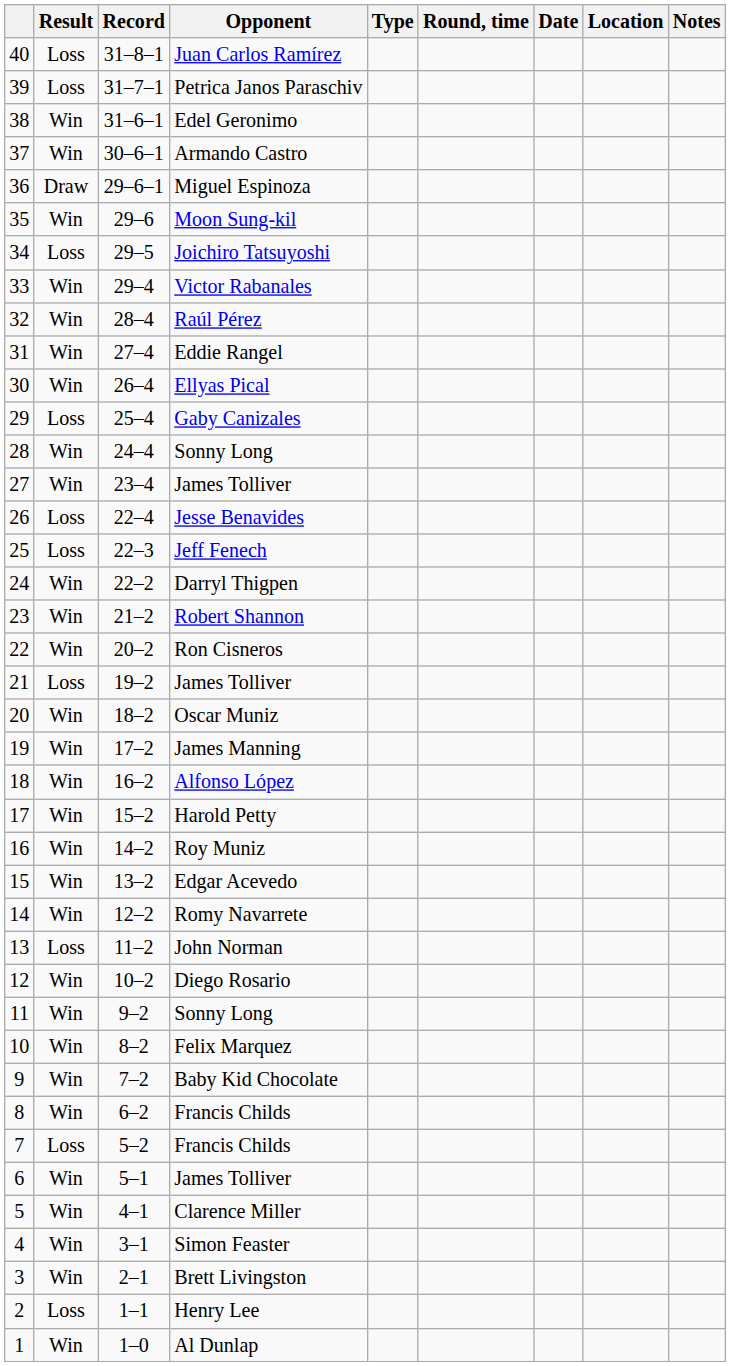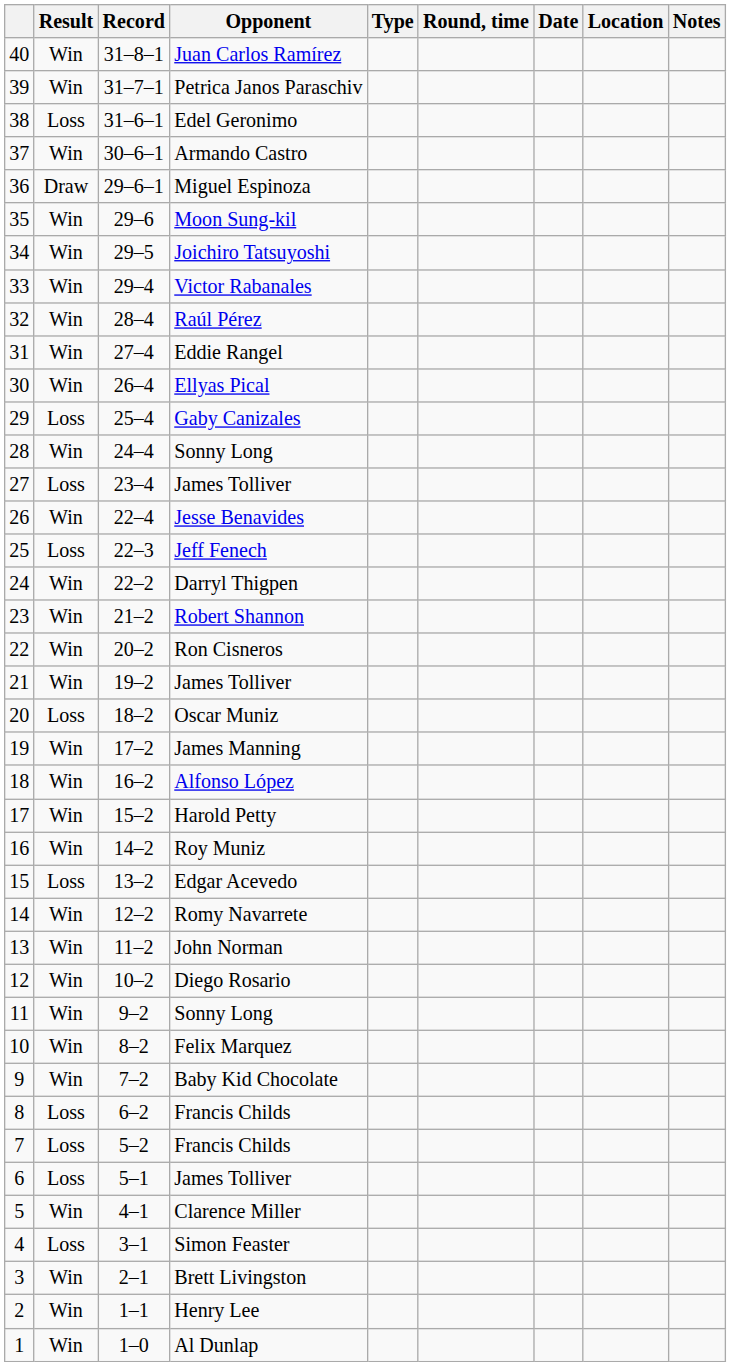(66, 54) Loss -> (66, 54) Win
(66, 87) Loss -> (66, 87) Win
(66, 120) Win -> (66, 120) Loss
(66, 252) Loss -> (66, 252) Win
(66, 484) Win -> (66, 484) Loss
(66, 517) Loss -> (66, 517) Win
(66, 682) Loss -> (66, 682) Win
(66, 715) Win -> (66, 715) Loss
(66, 881) Win -> (66, 881) Loss
(66, 947) Loss -> (66, 947) Win
(66, 1112) Win -> (66, 1112) Loss
(66, 1179) Win -> (66, 1179) Loss
(66, 1245) Win -> (66, 1245) Loss
(66, 1311) Loss -> (66, 1311) Win
